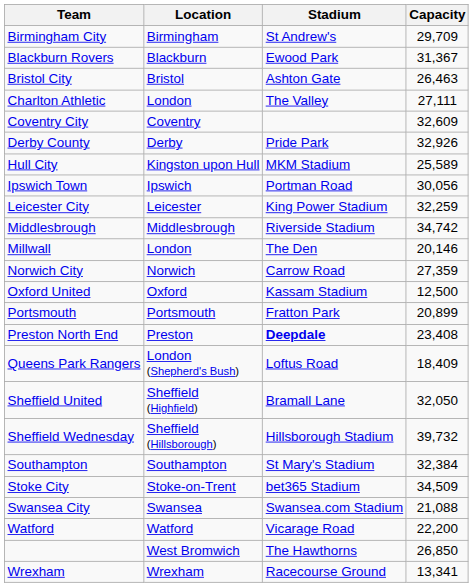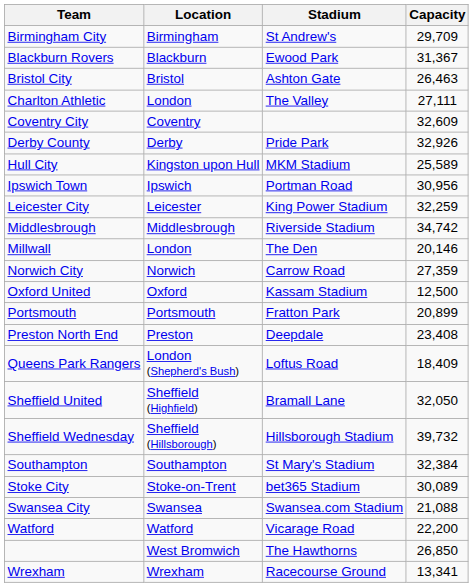(437, 185) 30,056 -> (437, 185) 30,956
(296, 334) bold -> (294, 334) normal
(437, 486) 34,509 -> (437, 486) 30,089
